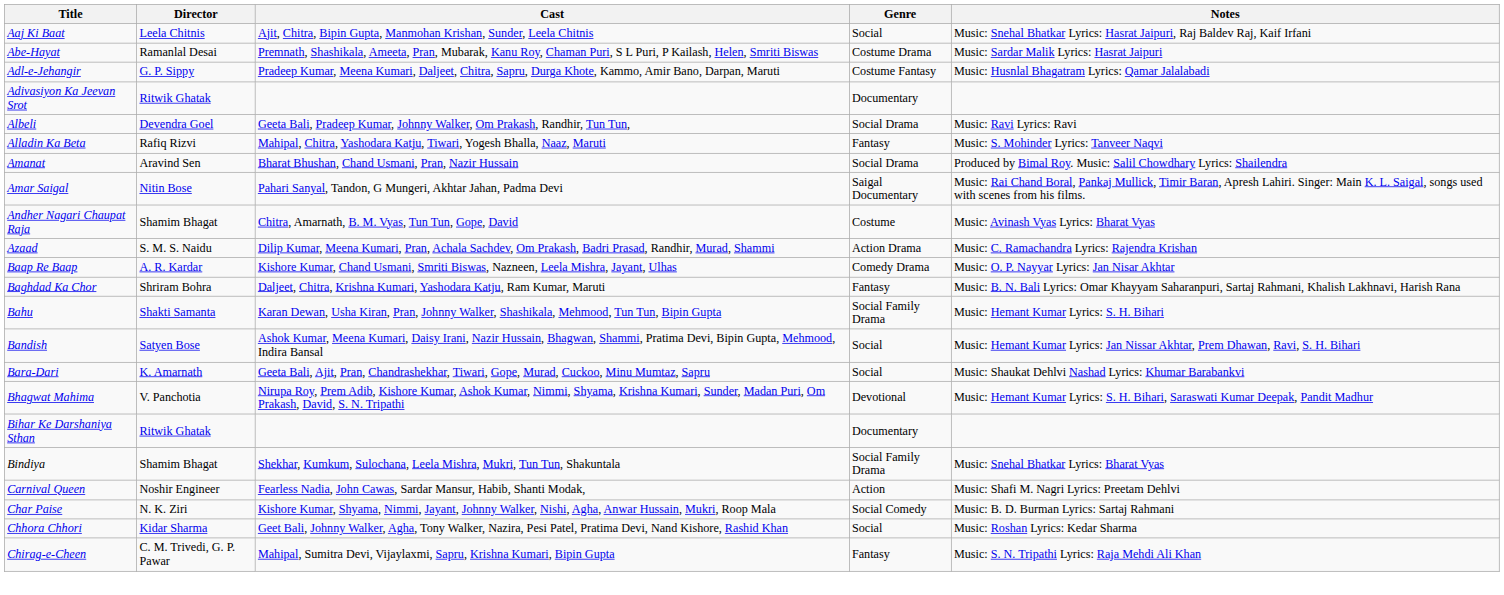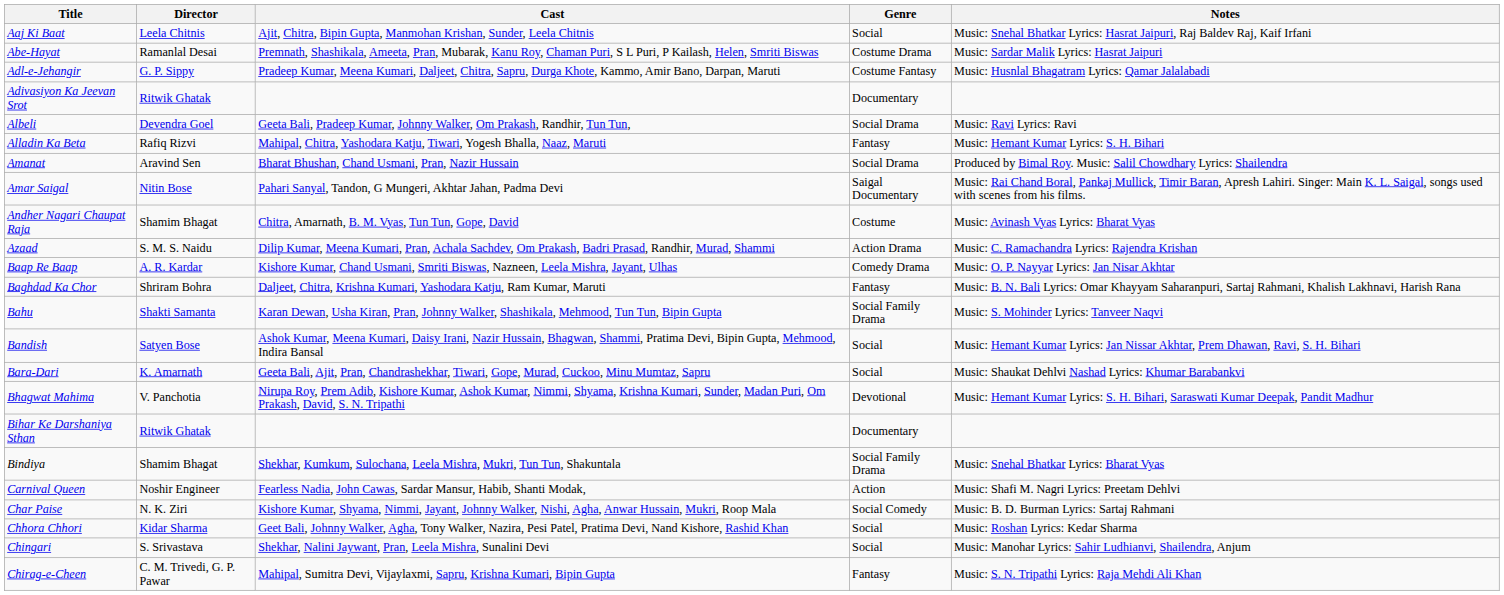(1058, 143) Music: S. Mohinder Lyrics: Tanveer Naqvi -> (1059, 143) Music: Hemant Kumar Lyrics: S. H. Bihari
(1059, 312) Music: Hemant Kumar Lyrics: S. H. Bihari -> (1059, 312) Music: S. Mohinder Lyrics: Tanveer Naqvi
+ row: (29, 547)
